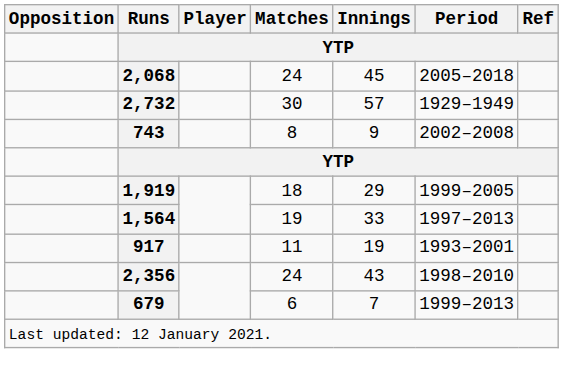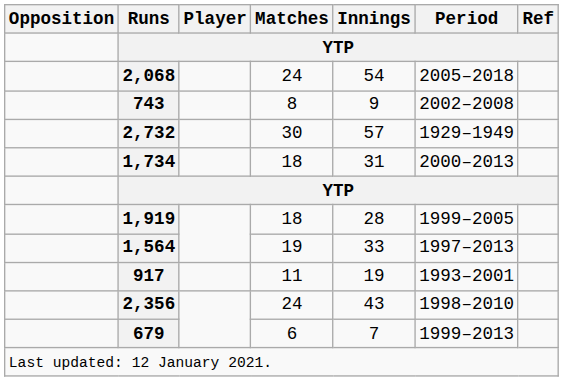(374, 76) 45 -> (374, 76) 54
rows swapped: (149, 133) <-> (149, 105)
+ row: (149, 162)
(374, 191) 29 -> (374, 219) 28
